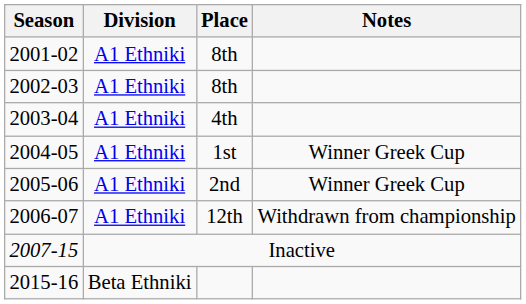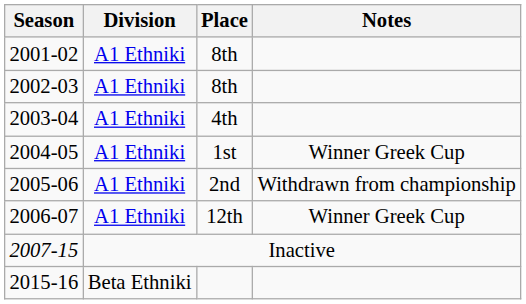(387, 184) Winner Greek Cup -> (387, 184) Withdrawn from championship
(387, 217) Withdrawn from championship -> (387, 217) Winner Greek Cup
